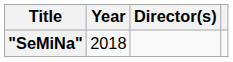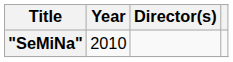(108, 43) 2018 -> (108, 43) 2010
